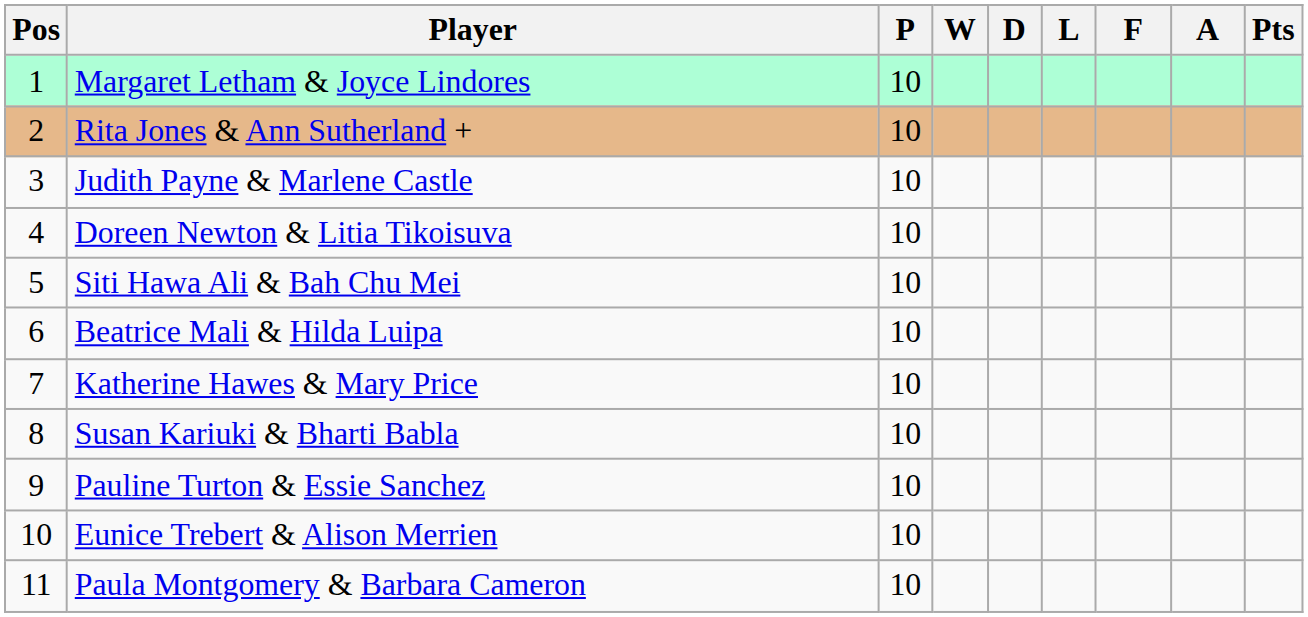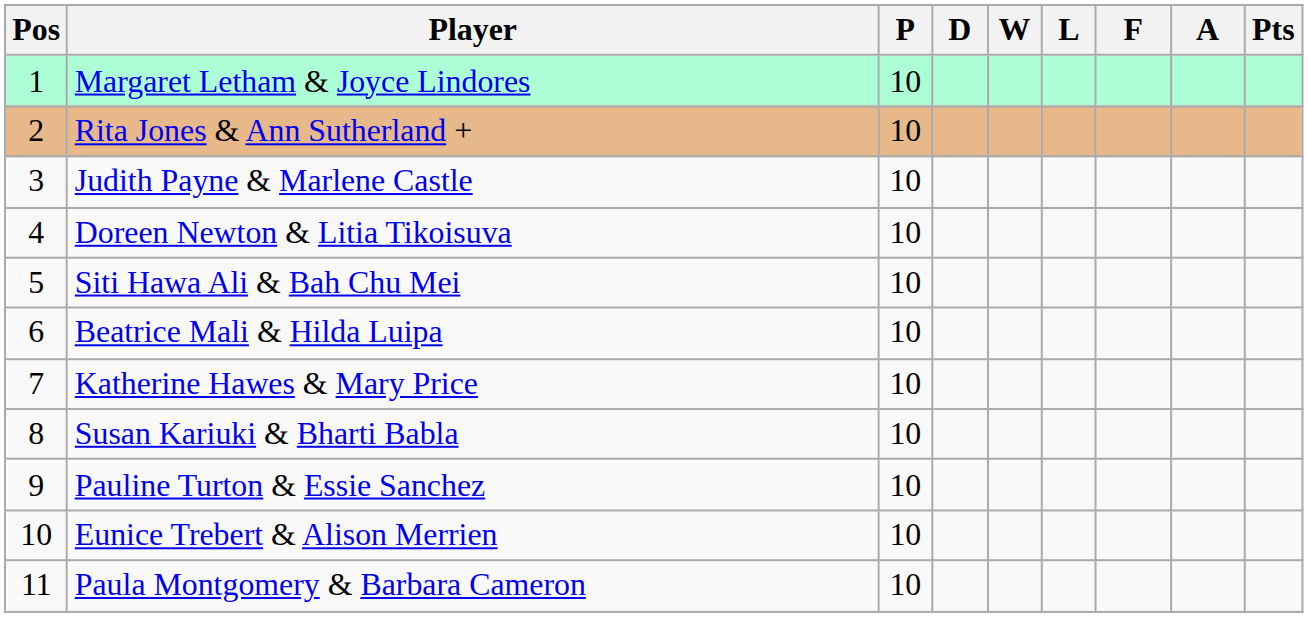columns swapped: (960, 29) <-> (1014, 29)
